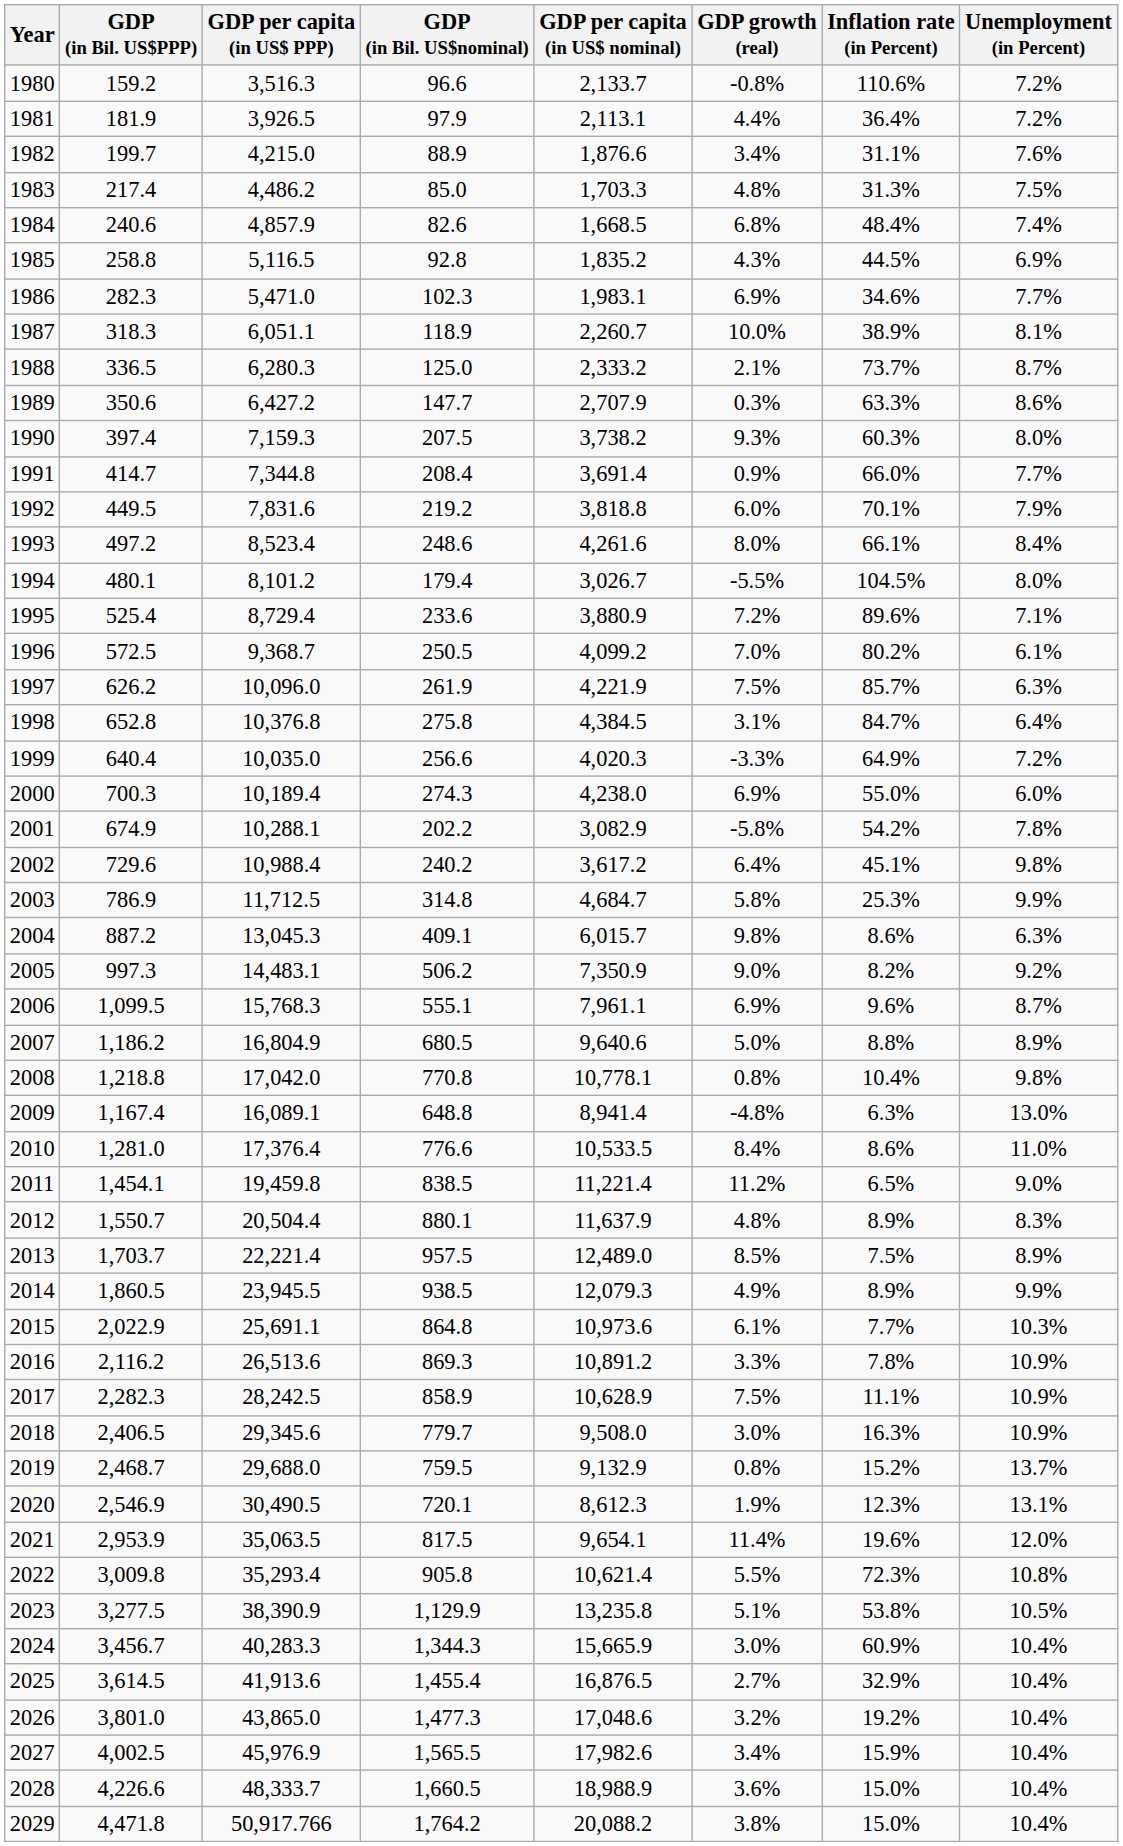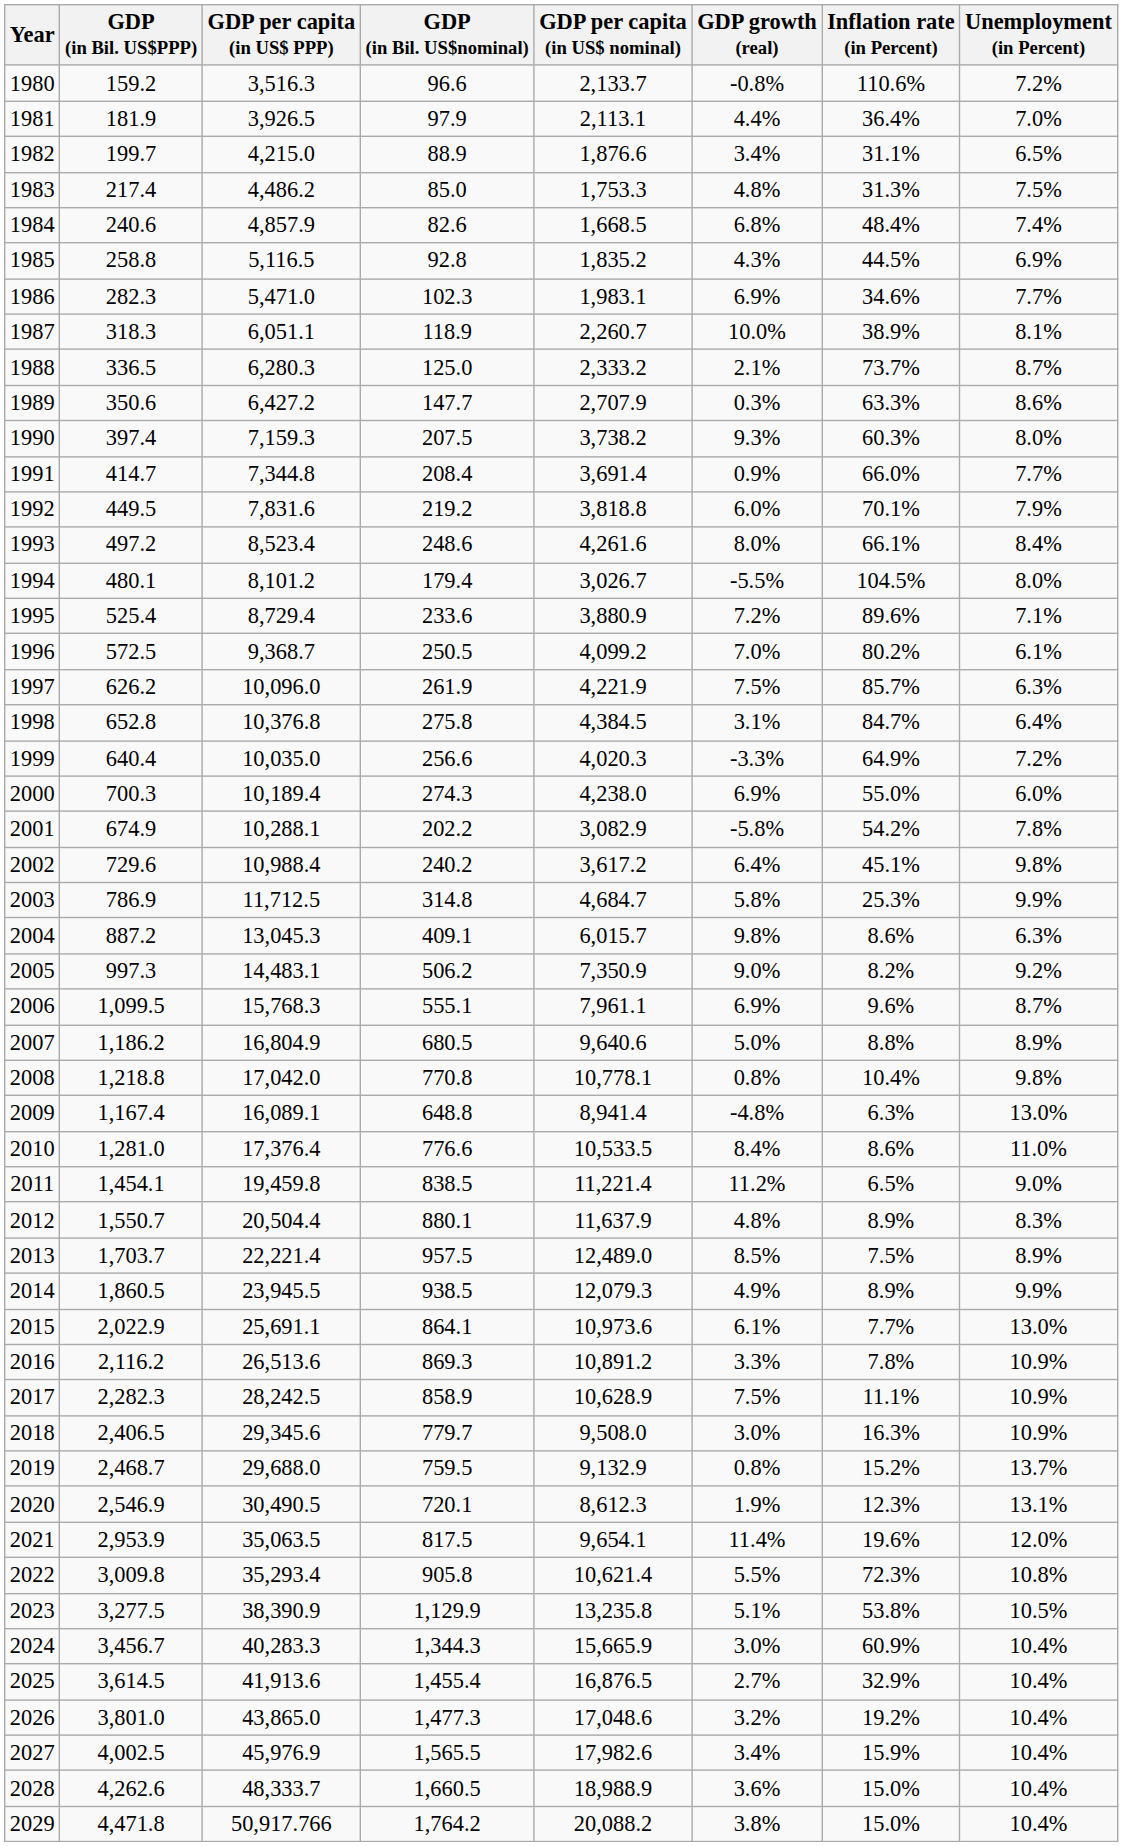(1038, 118) 7.2% -> (1038, 118) 7.0%
(1038, 154) 7.6% -> (1038, 154) 6.5%
(613, 189) 1,703.3 -> (613, 189) 1,753.3
(447, 1326) 864.8 -> (447, 1326) 864.1
(1038, 1326) 10.3% -> (1038, 1326) 13.0%
(131, 1788) 4,226.6 -> (131, 1788) 4,262.6
